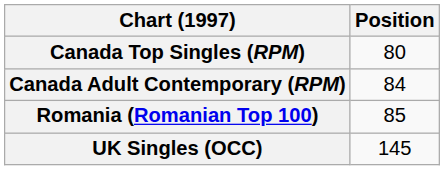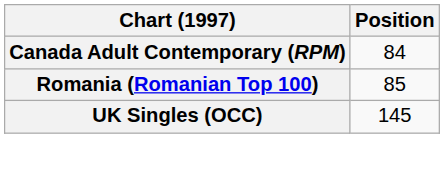- row: (177, 52)
